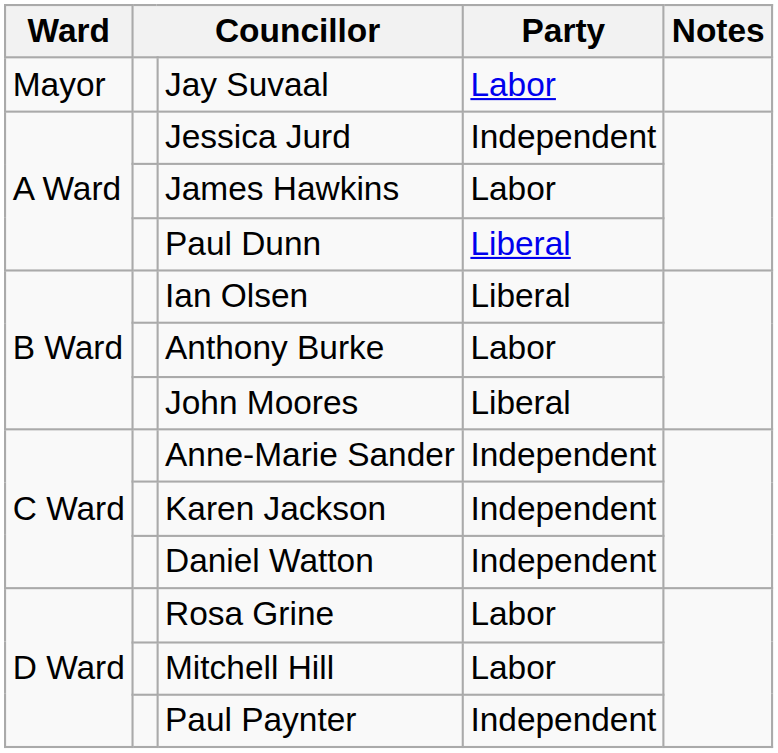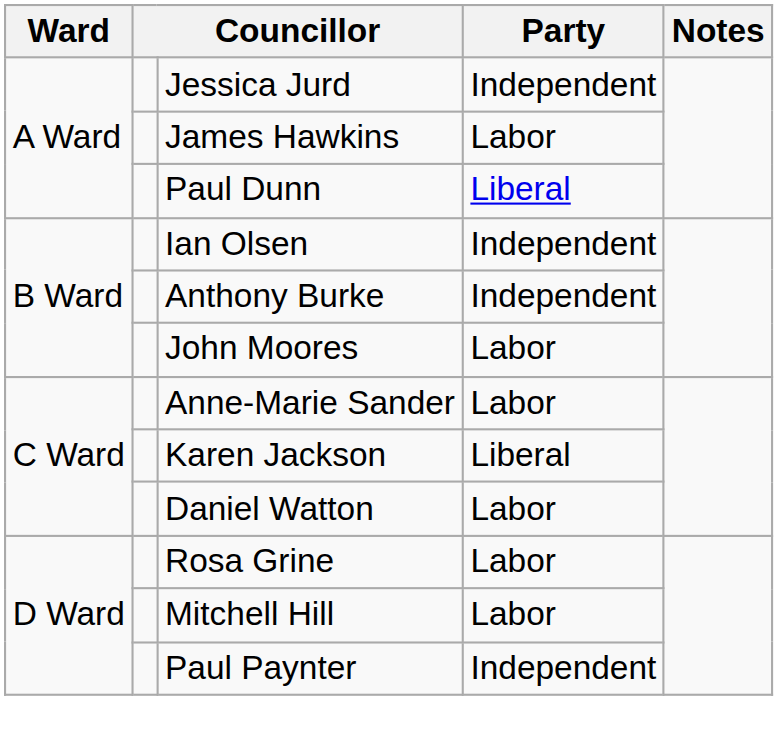- row: (247, 84)
(521, 296) Liberal -> (563, 243) Independent
(513, 349) Labor -> (563, 296) Independent
(521, 402) Liberal -> (513, 349) Labor
(563, 455) Independent -> (513, 402) Labor
(563, 508) Independent -> (521, 455) Liberal
(563, 561) Independent -> (513, 508) Labor
